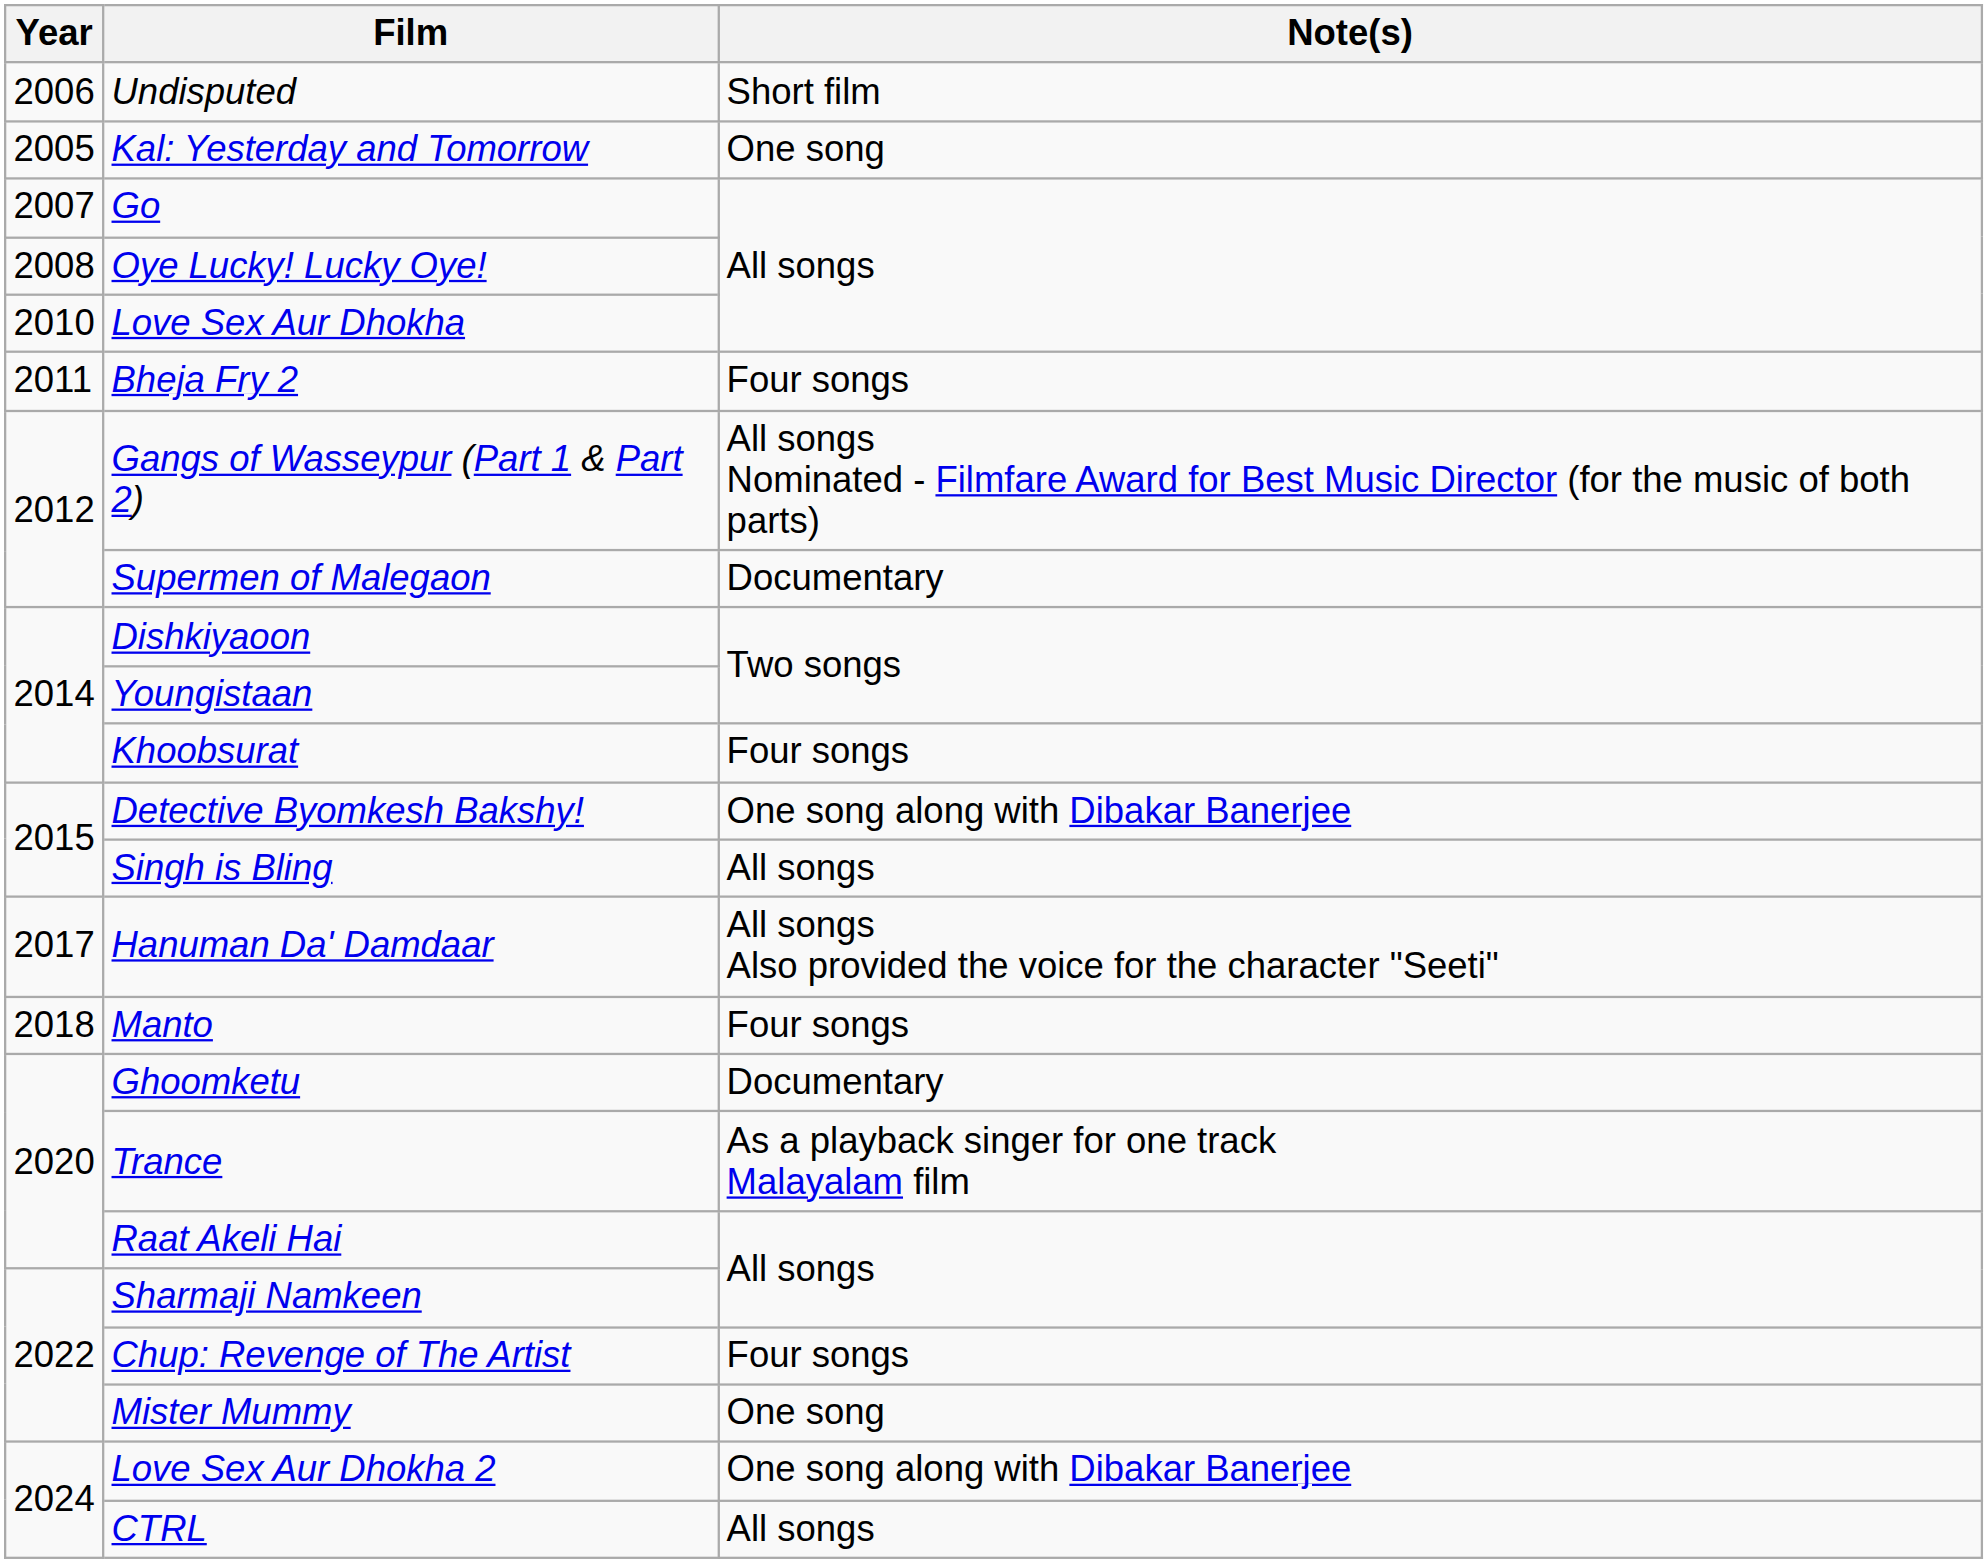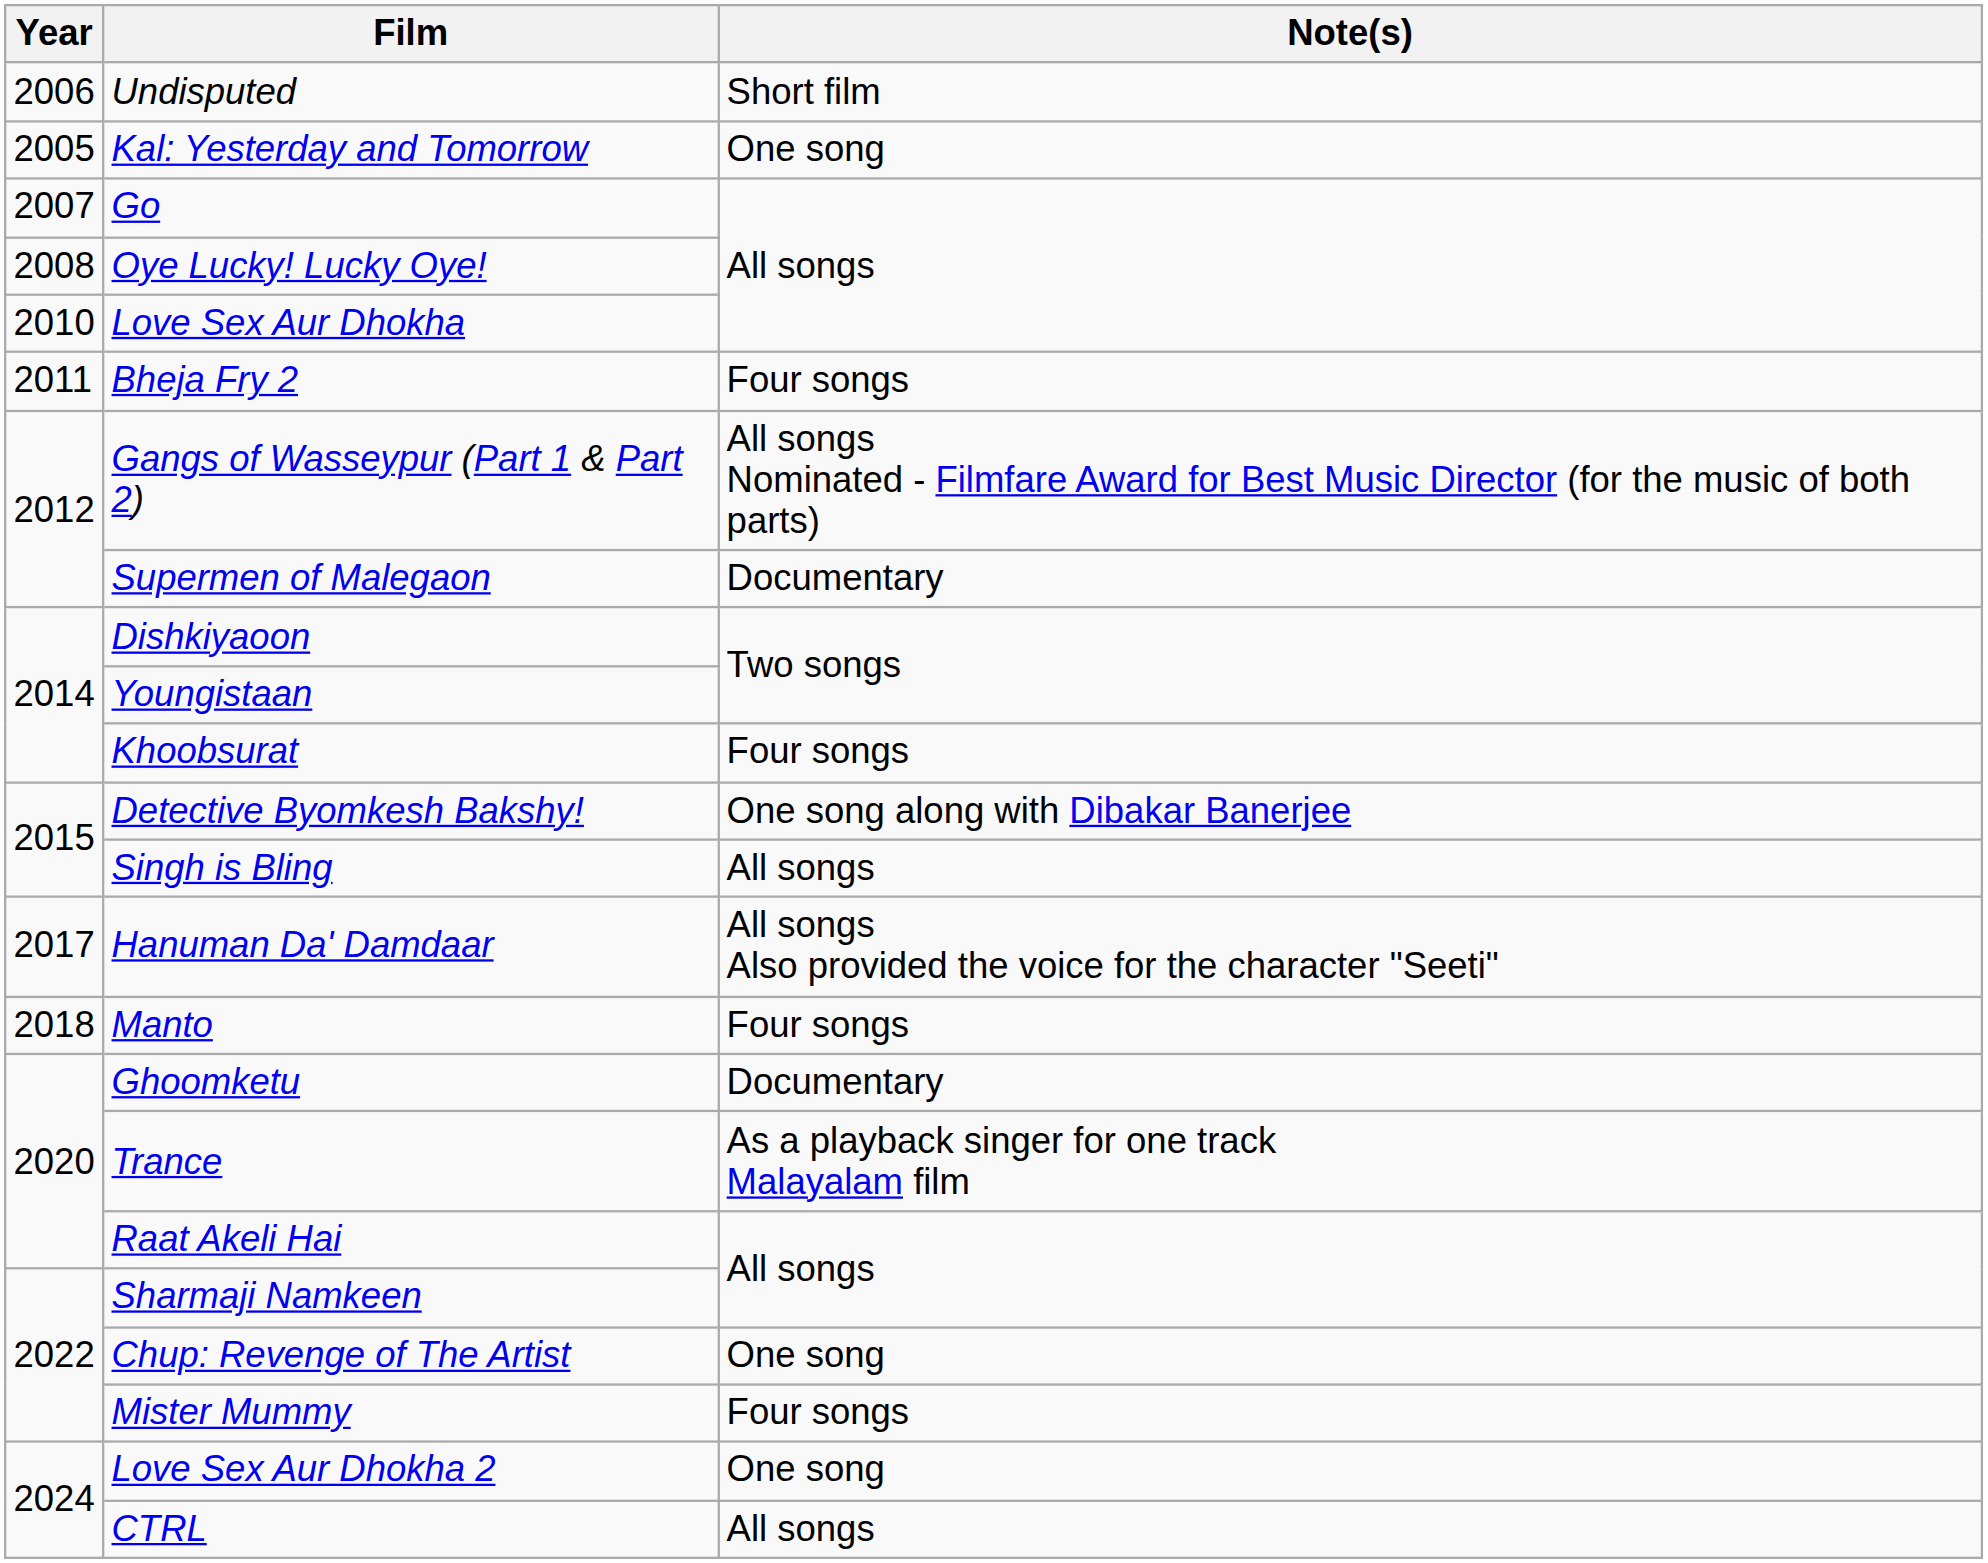(818, 1354) Four songs -> (806, 1354) One song
(806, 1412) One song -> (818, 1412) Four songs
(1039, 1470) One song along with Dibakar Banerjee -> (806, 1470) One song
